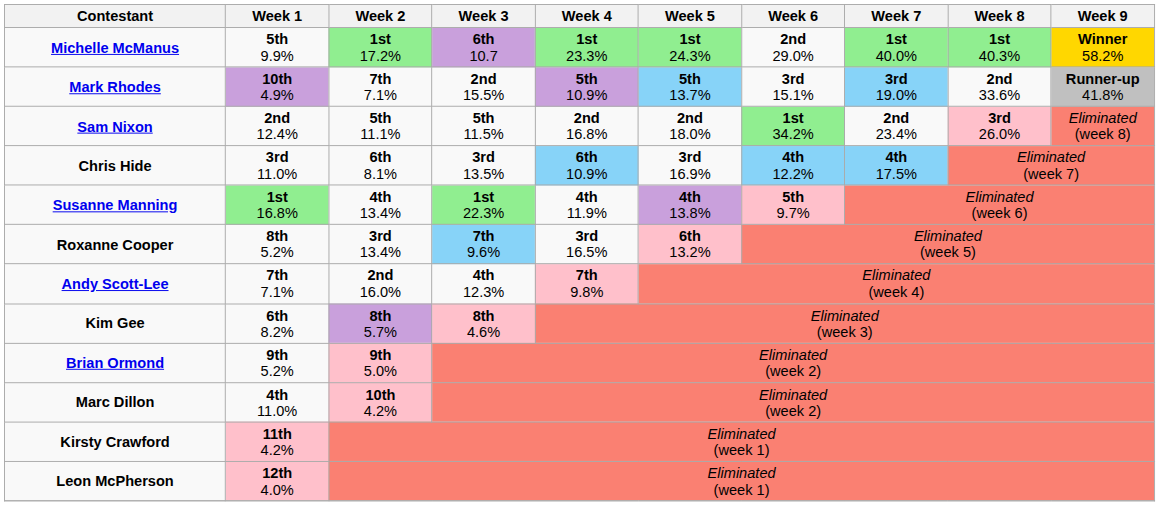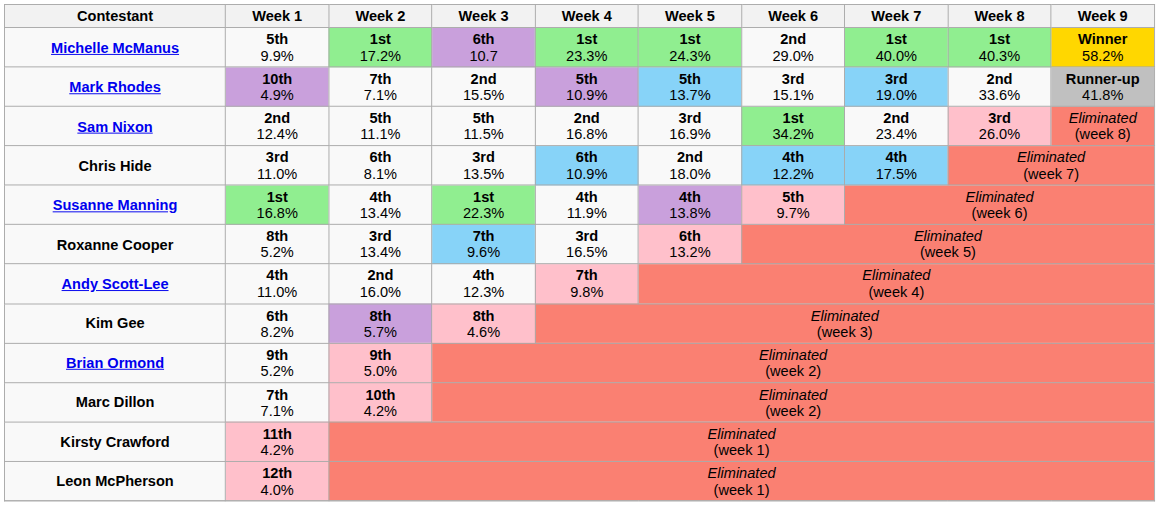(690, 126) 2nd 18.0% -> (690, 126) 3rd 16.9%
(690, 166) 3rd 16.9% -> (690, 166) 2nd 18.0%
(277, 284) 7th 7.1% -> (277, 284) 4th 11.0%
(277, 402) 4th 11.0% -> (277, 402) 7th 7.1%
